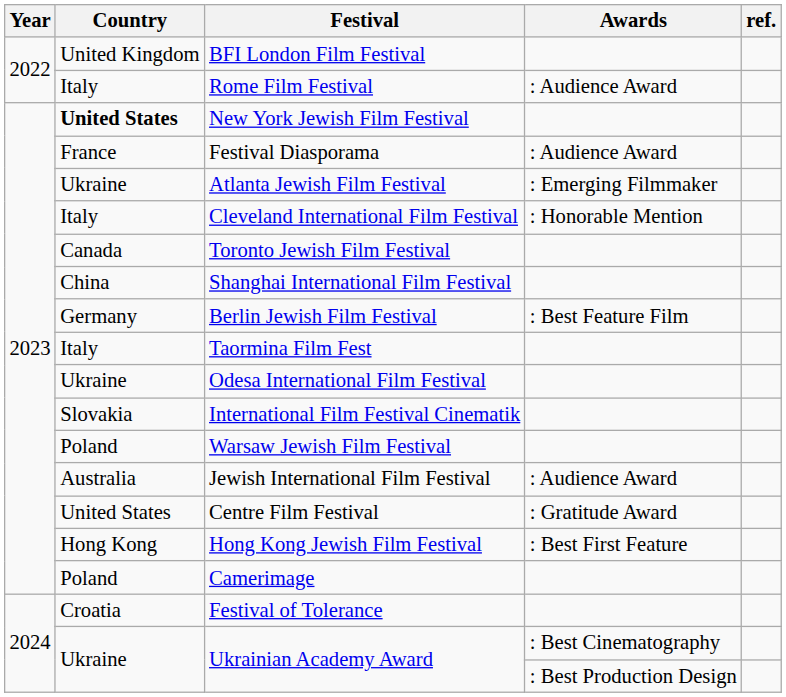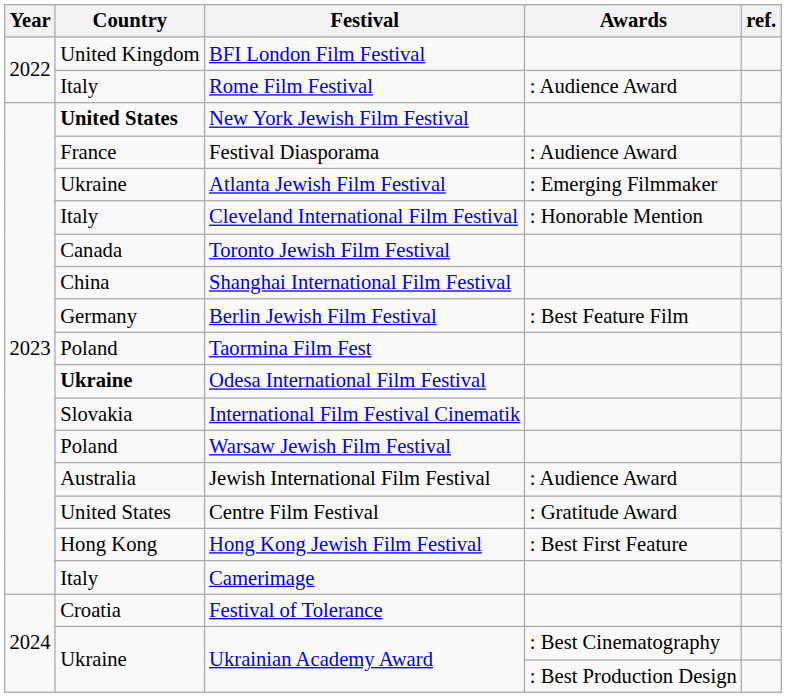(79, 348) Italy -> (89, 348) Poland
(93, 380) normal -> (96, 380) bold
(89, 577) Poland -> (79, 577) Italy
